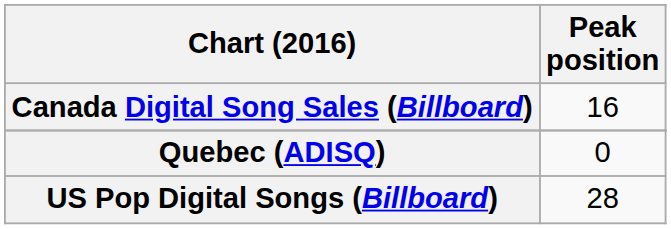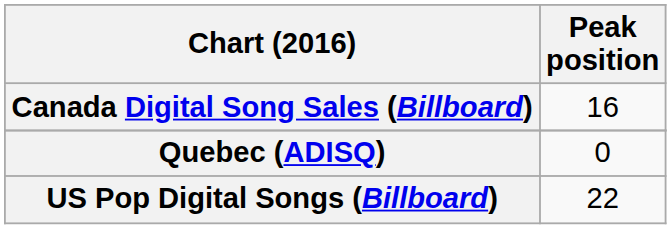(603, 198) 28 -> (603, 198) 22
